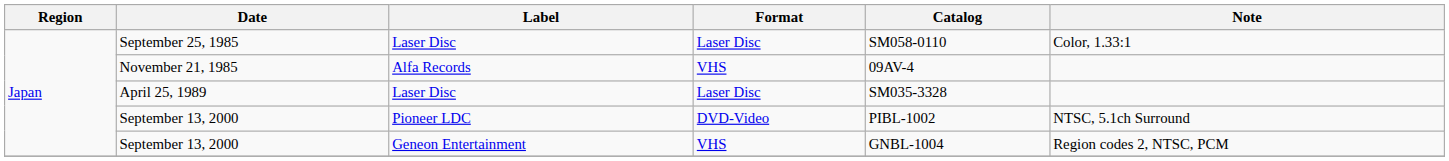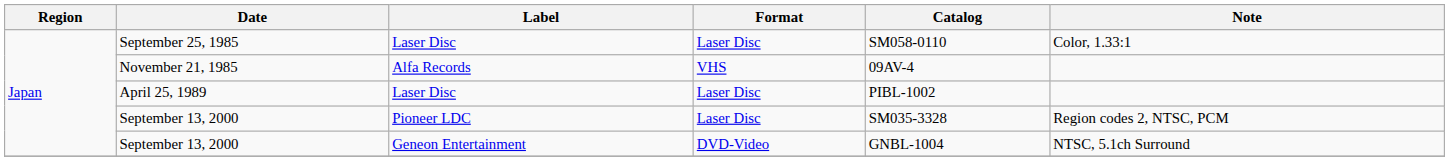(908, 93) SM035-3328 -> (902, 93) PIBL-1002
(733, 118) DVD-Video -> (729, 118) Laser Disc
(902, 118) PIBL-1002 -> (908, 118) SM035-3328
(1122, 118) NTSC, 5.1ch Surround -> (1141, 118) Region codes 2, NTSC, PCM
(712, 143) VHS -> (733, 143) DVD-Video
(1141, 143) Region codes 2, NTSC, PCM -> (1122, 143) NTSC, 5.1ch Surround
